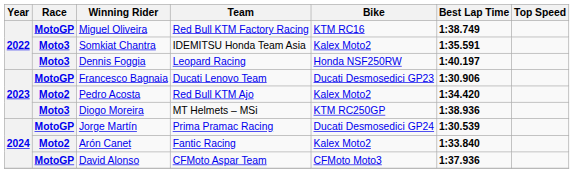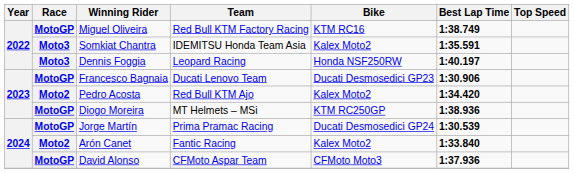(54, 111) Moto3 -> (54, 111) MotoGP
